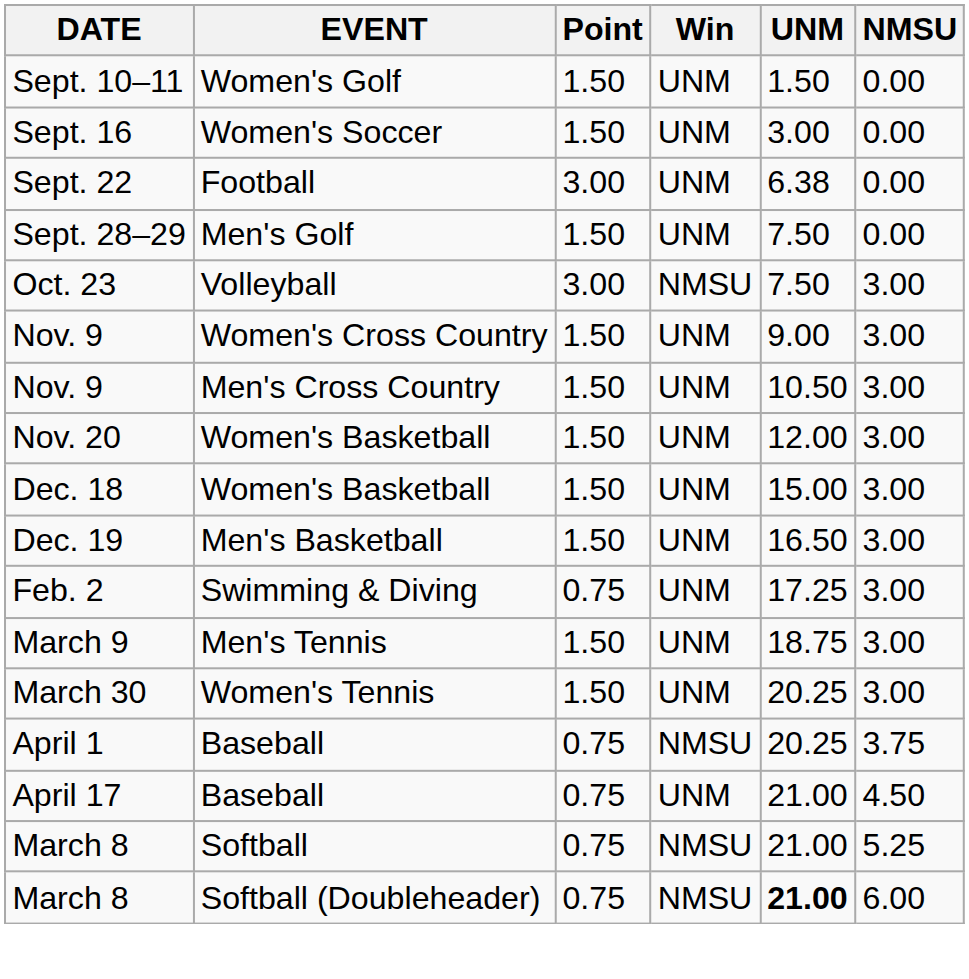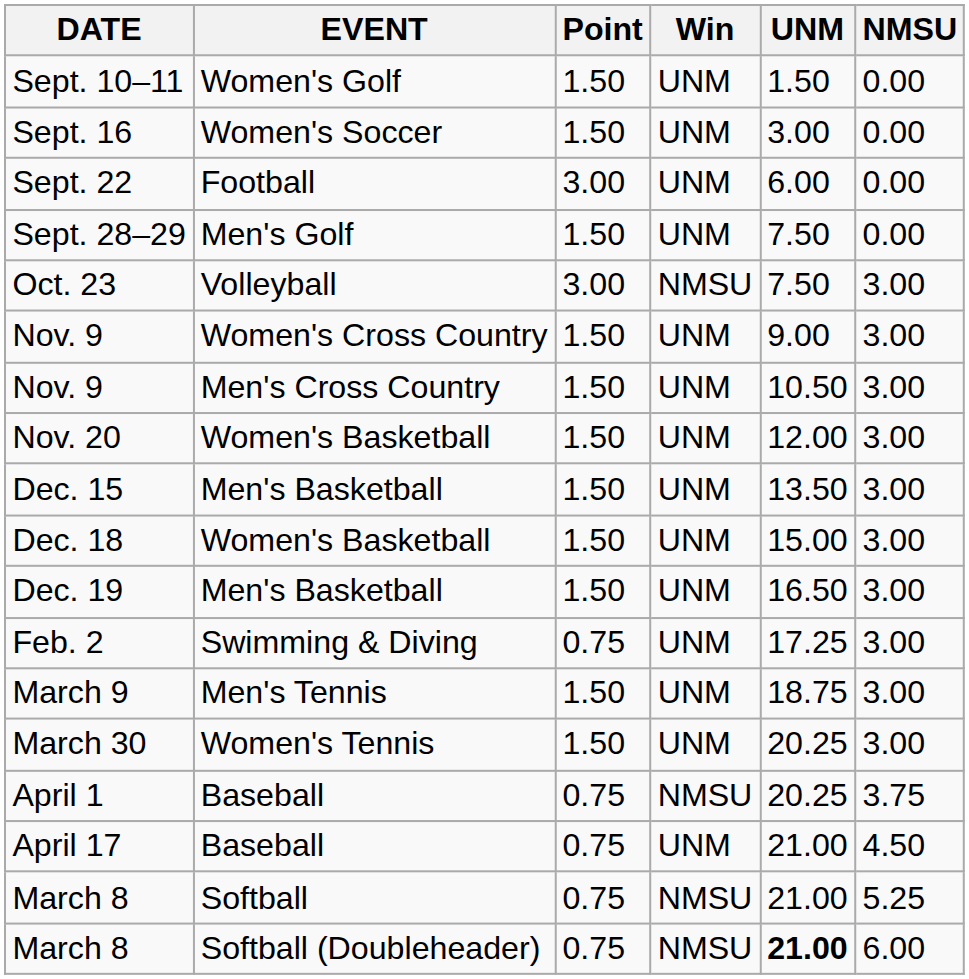(798, 183) 6.38 -> (798, 183) 6.00
+ row: (68, 489)
